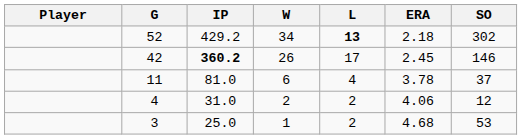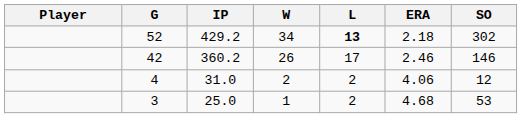(220, 59) bold -> (220, 59) normal
(418, 59) 2.45 -> (418, 59) 2.46
- row: (155, 80)
